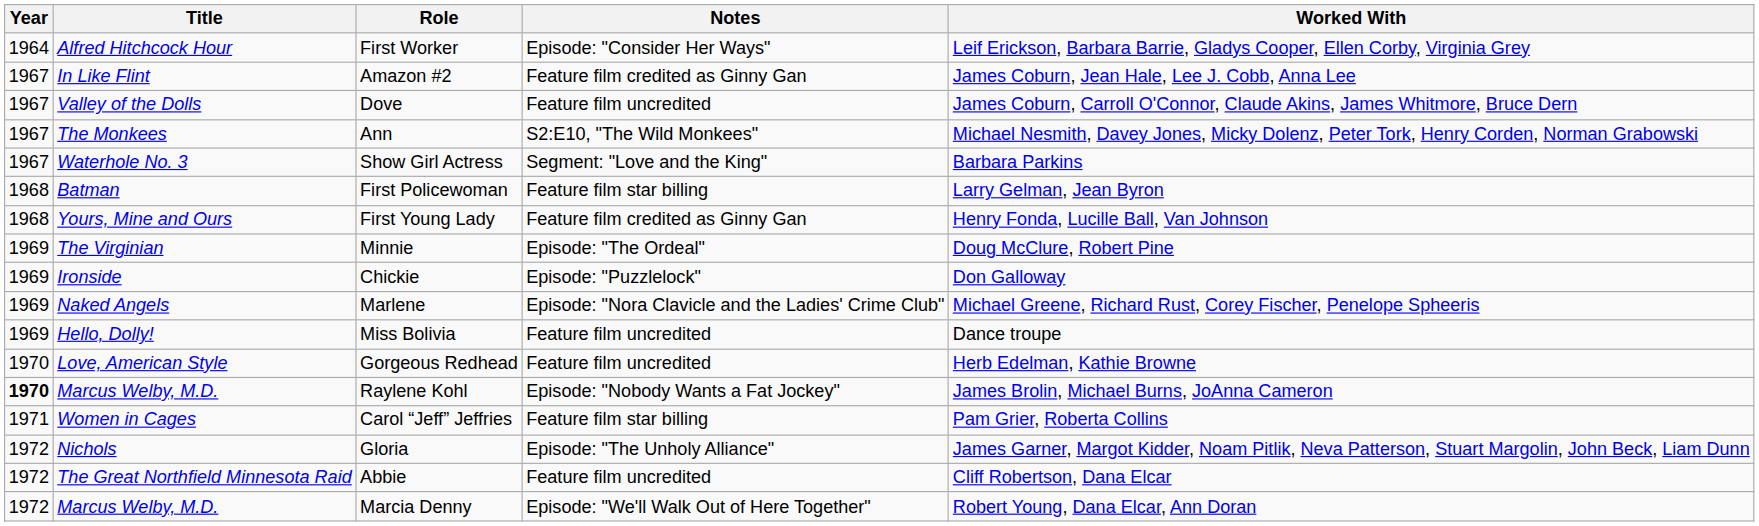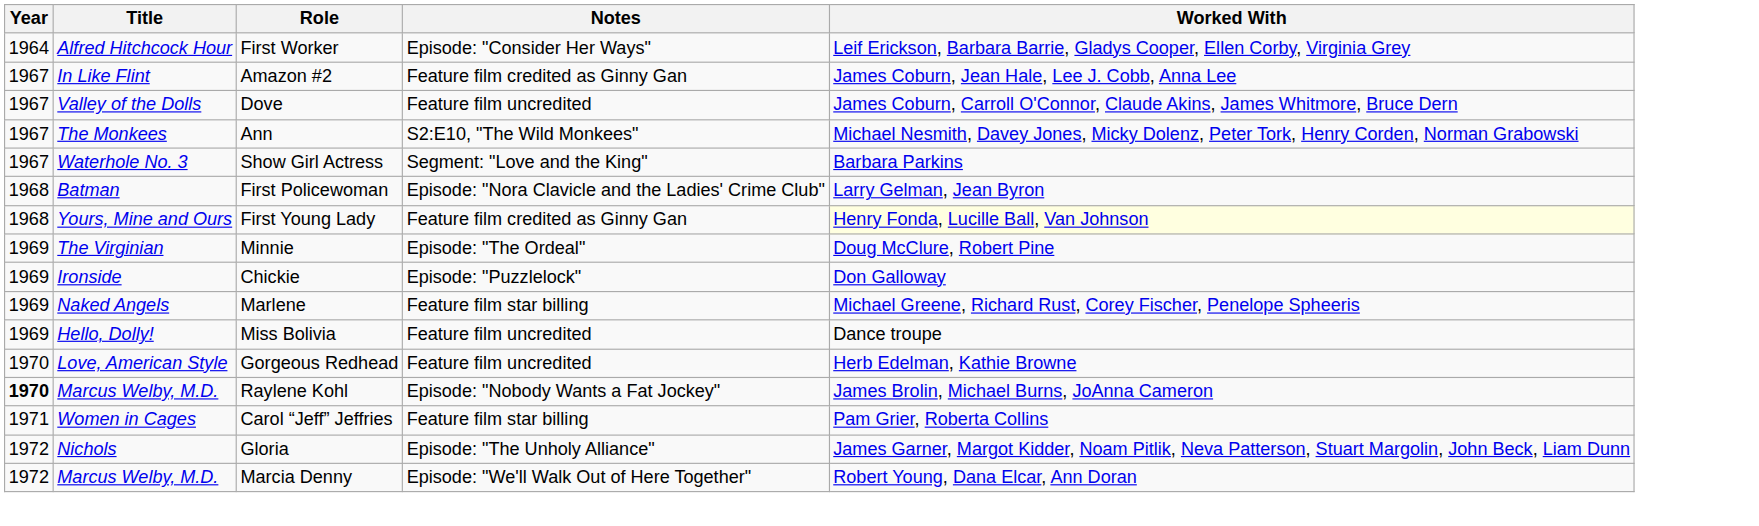(617, 190) Feature film star billing -> (616, 190) Episode: "Nora Clavicle and the Ladies' Crime Club"
(1110, 219) no background -> (991, 219) lightyellow background
(735, 305) Episode: "Nora Clavicle and the Ladies' Crime Club" -> (498, 305) Feature film star billing
- row: (383, 477)
